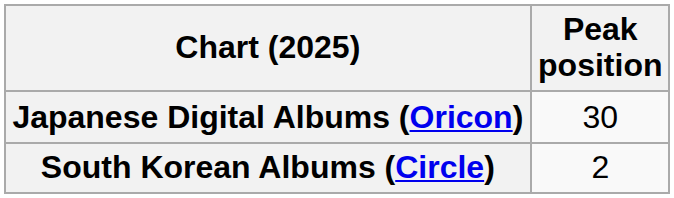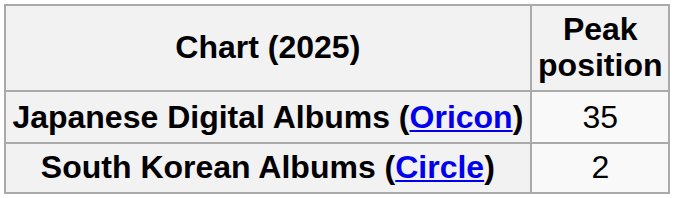(600, 116) 30 -> (600, 116) 35
